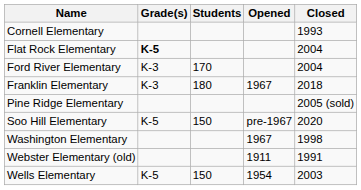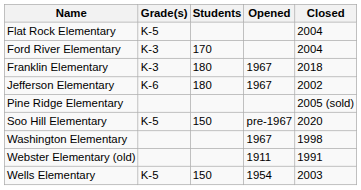- row: (55, 31)
(150, 49) bold -> (150, 31) normal
+ row: (61, 85)
